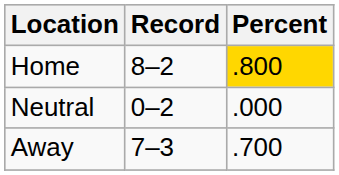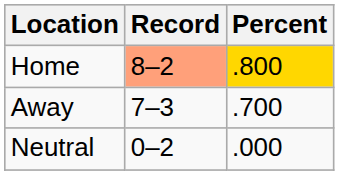(152, 66) no background -> (152, 66) lightsalmon background
rows swapped: (42, 148) <-> (53, 107)
